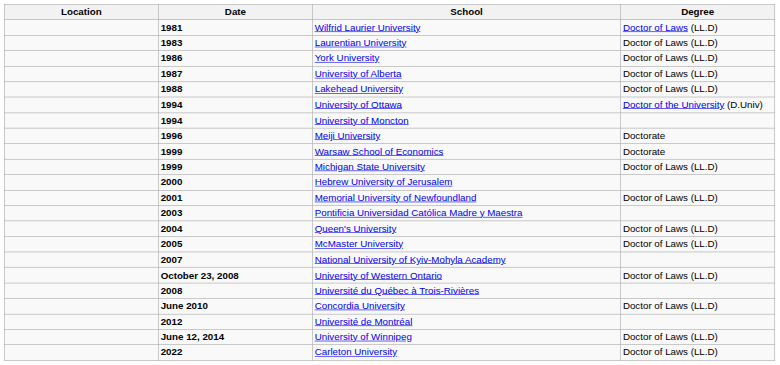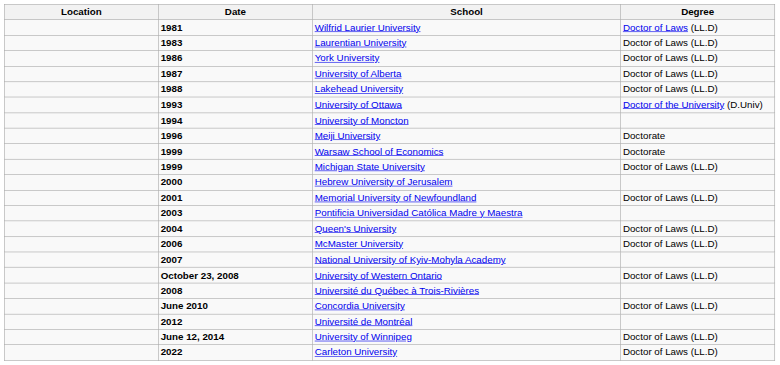(171, 105) 1994 -> (171, 105) 1993
(171, 244) 2005 -> (171, 244) 2006
